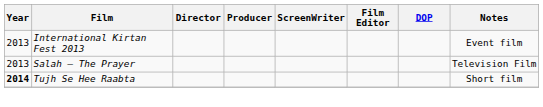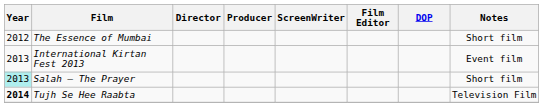+ row: (93, 38)
(18, 64) no background -> (18, 79) paleturquoise background
(494, 64) Television Film -> (494, 79) Short film
(494, 79) Short film -> (494, 95) Television Film
